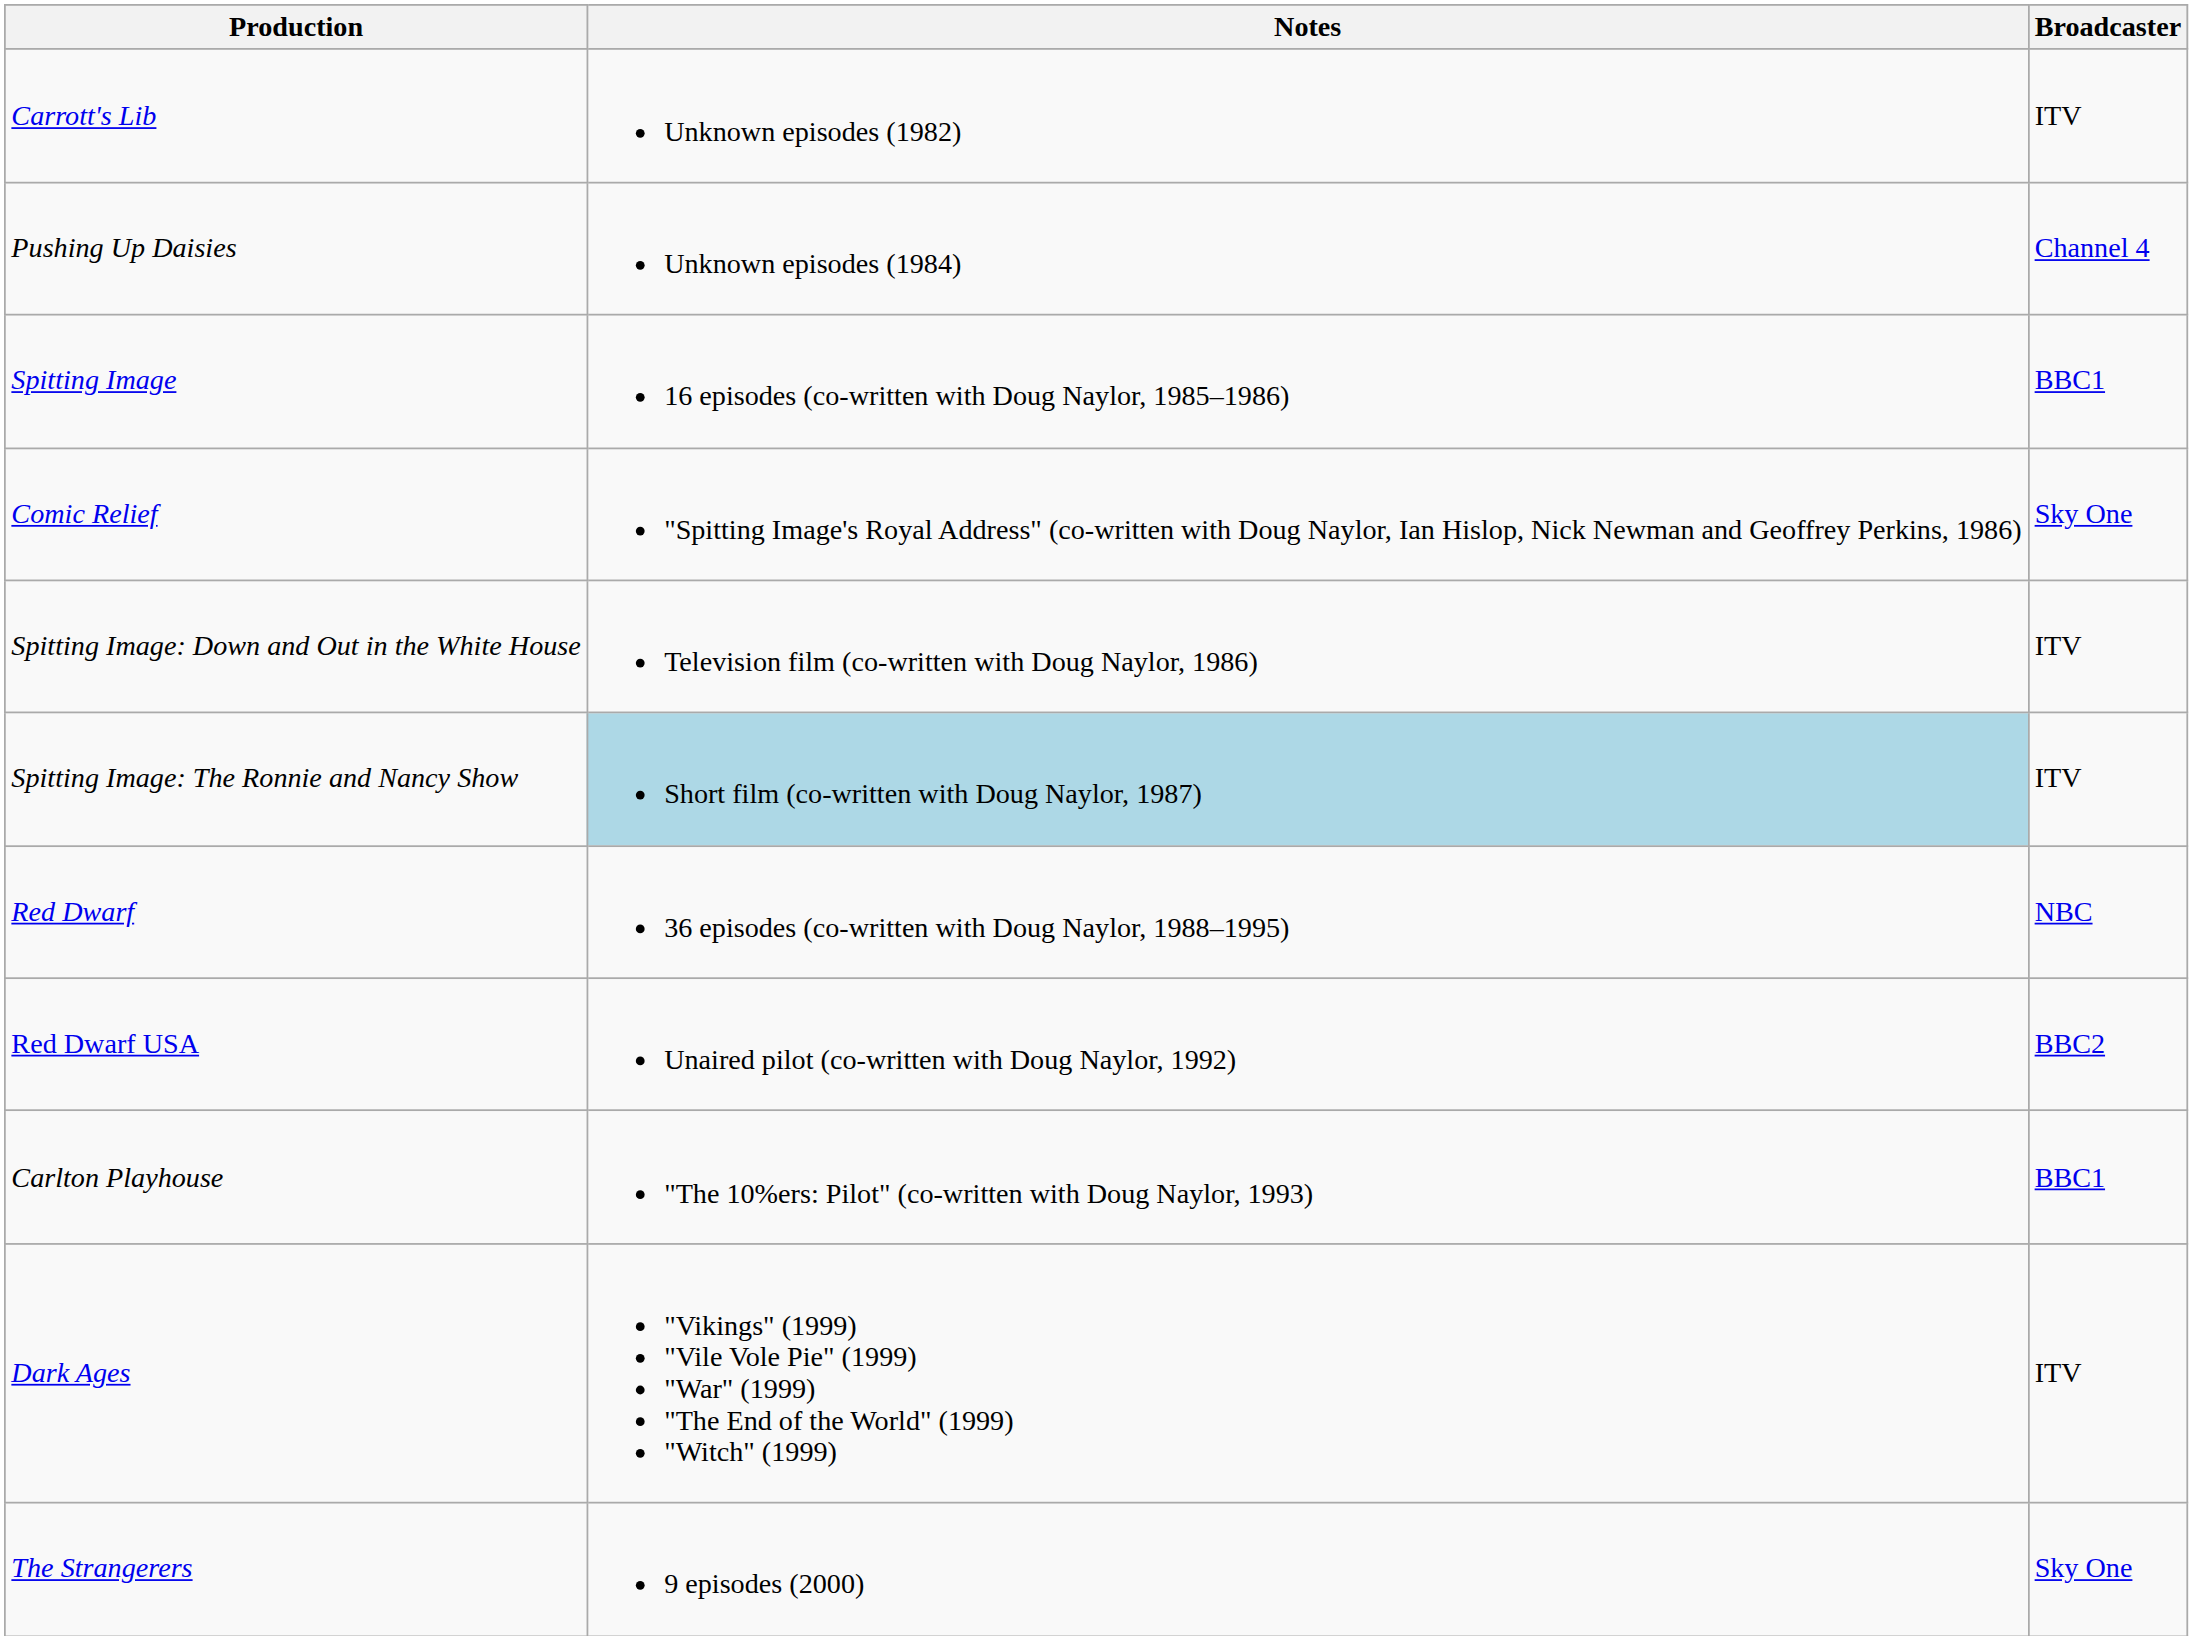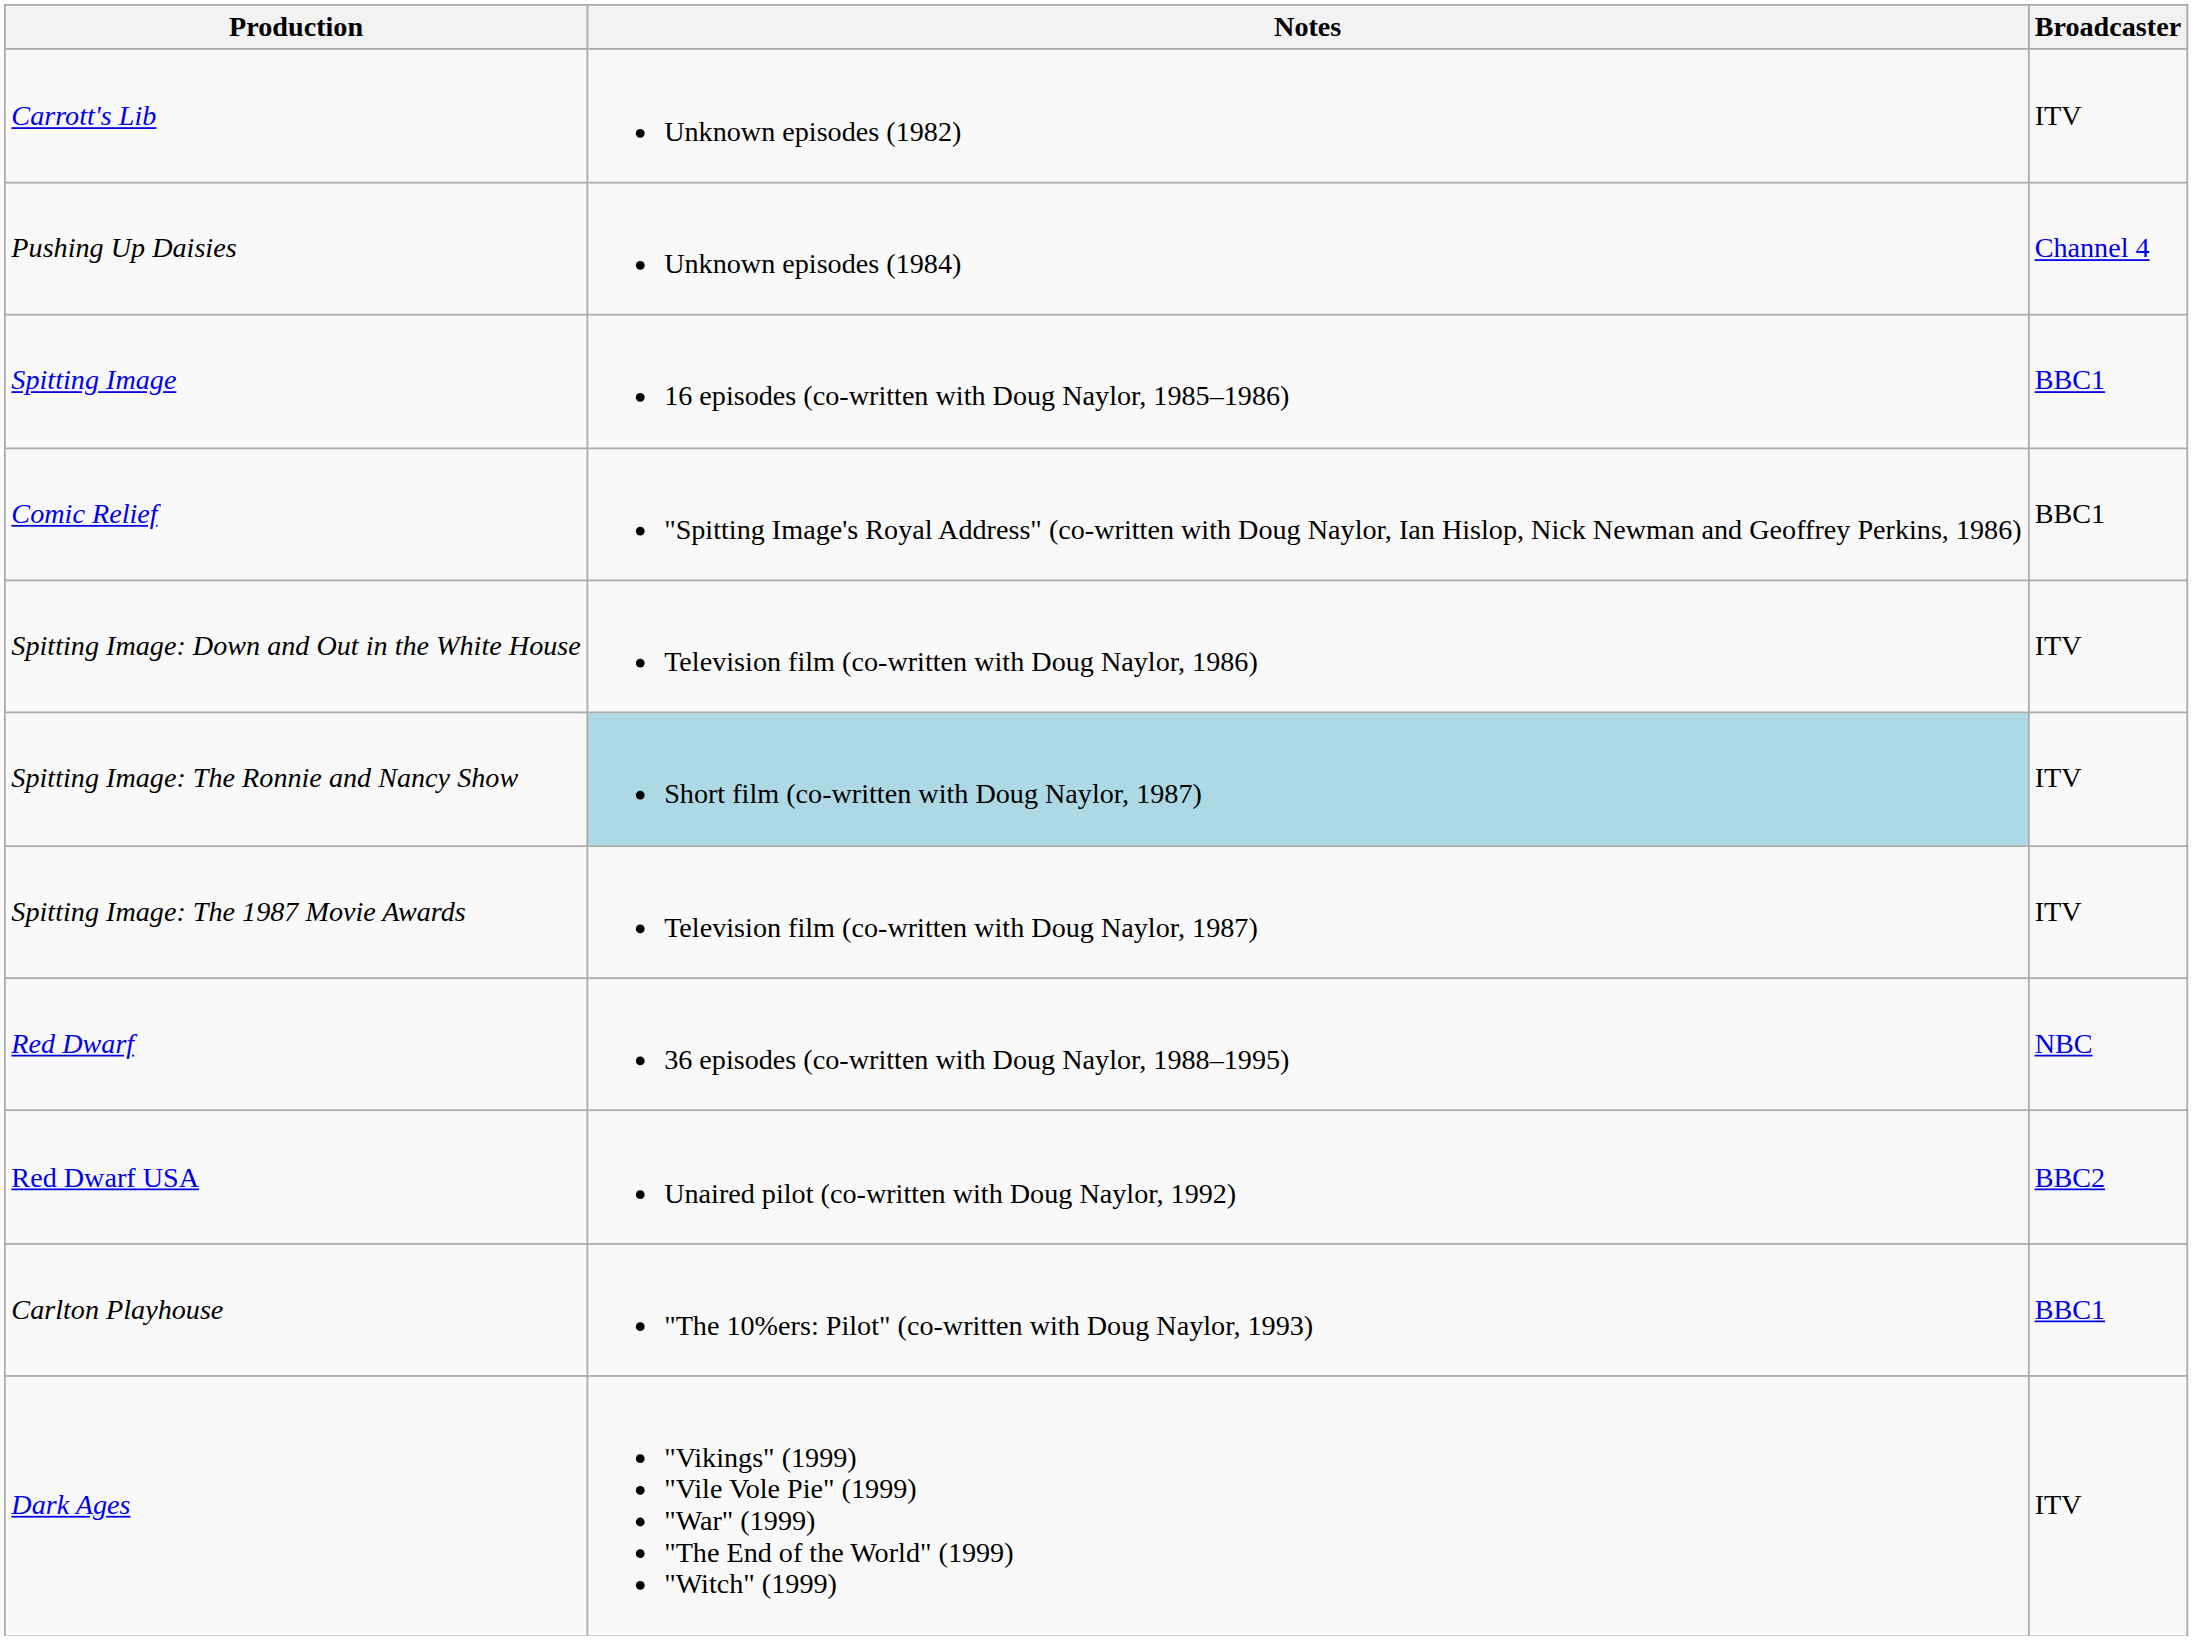(2084, 513) Sky One -> (2070, 513) BBC1
+ row: (239, 911)
- row: (102, 1568)
